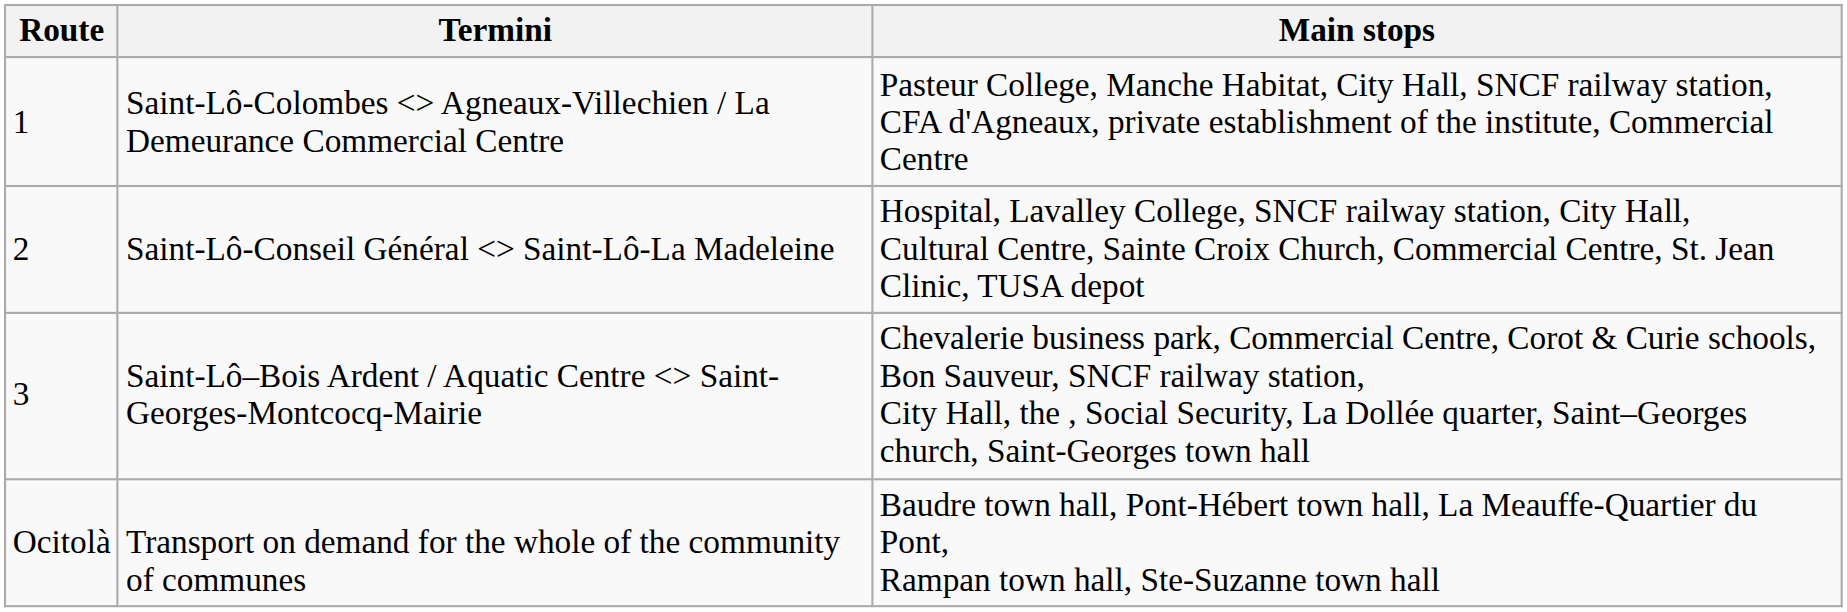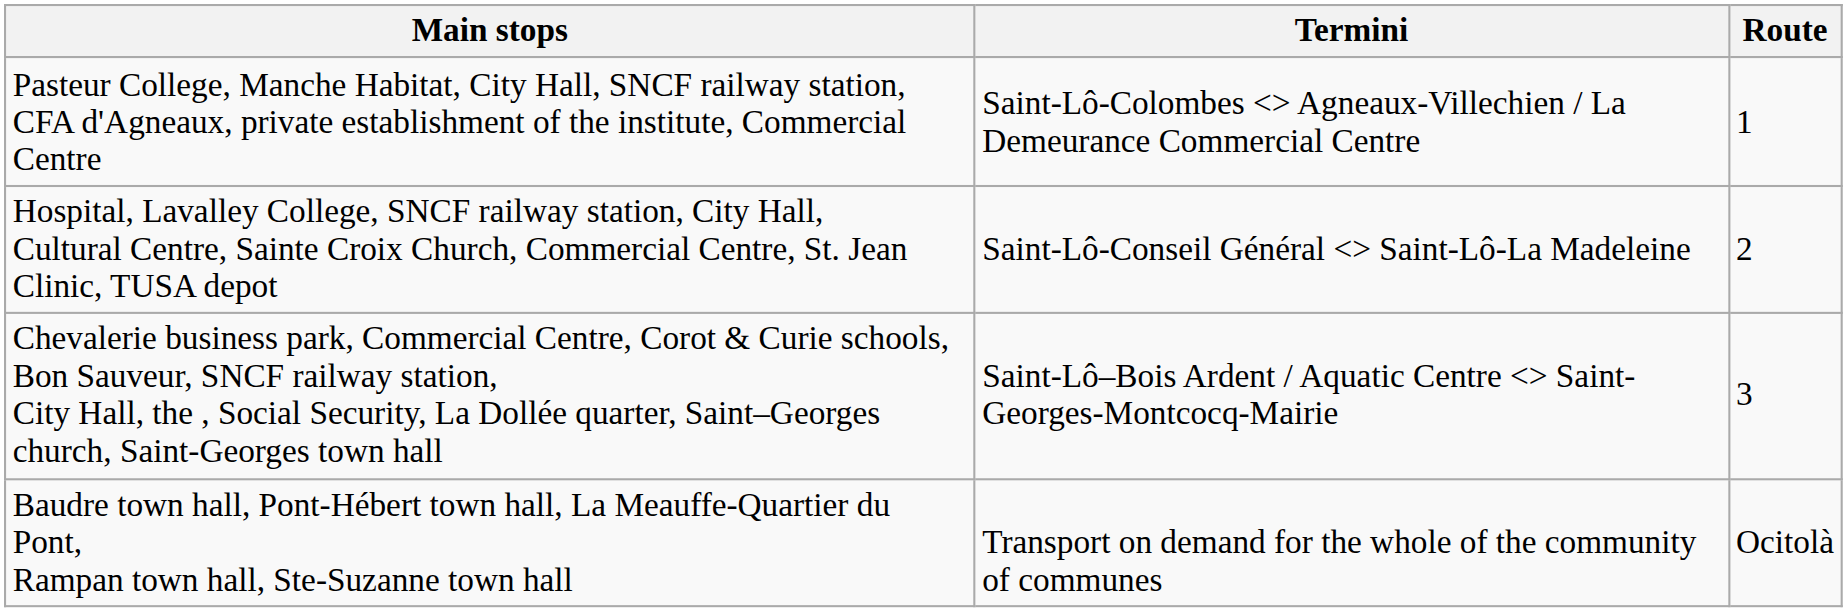columns swapped: (62, 30) <-> (1357, 30)
